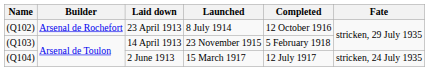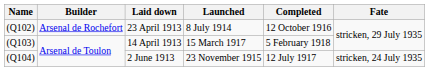(224, 43) 23 November 1915 -> (216, 43) 15 March 1917
(216, 58) 15 March 1917 -> (224, 58) 23 November 1915
